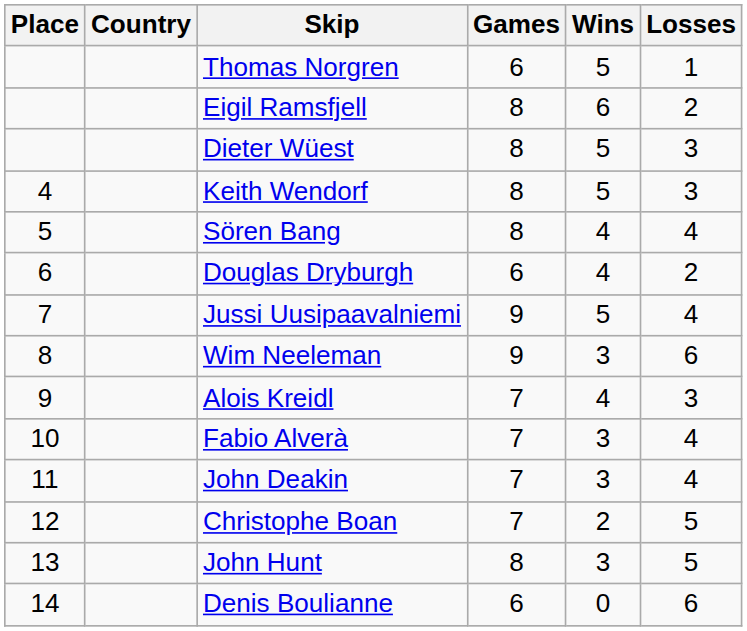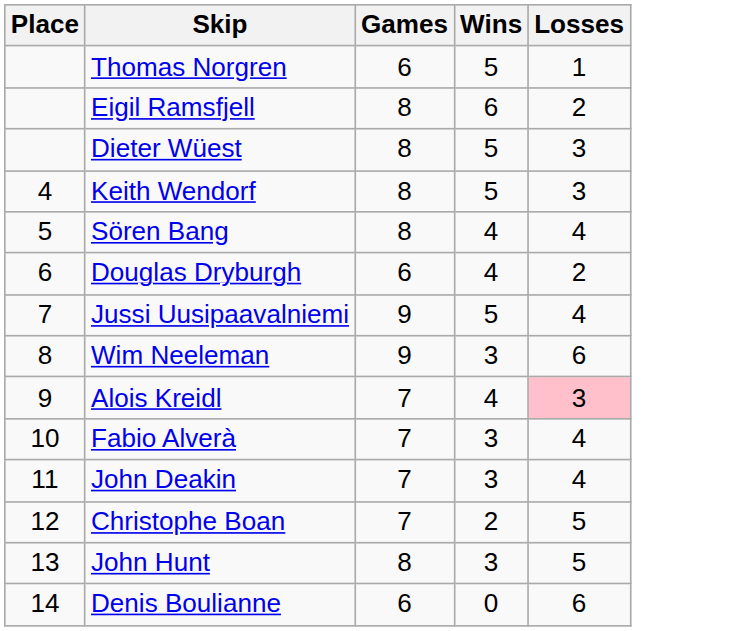- column: (141, 25)
(691, 397) no background -> (579, 397) pink background
